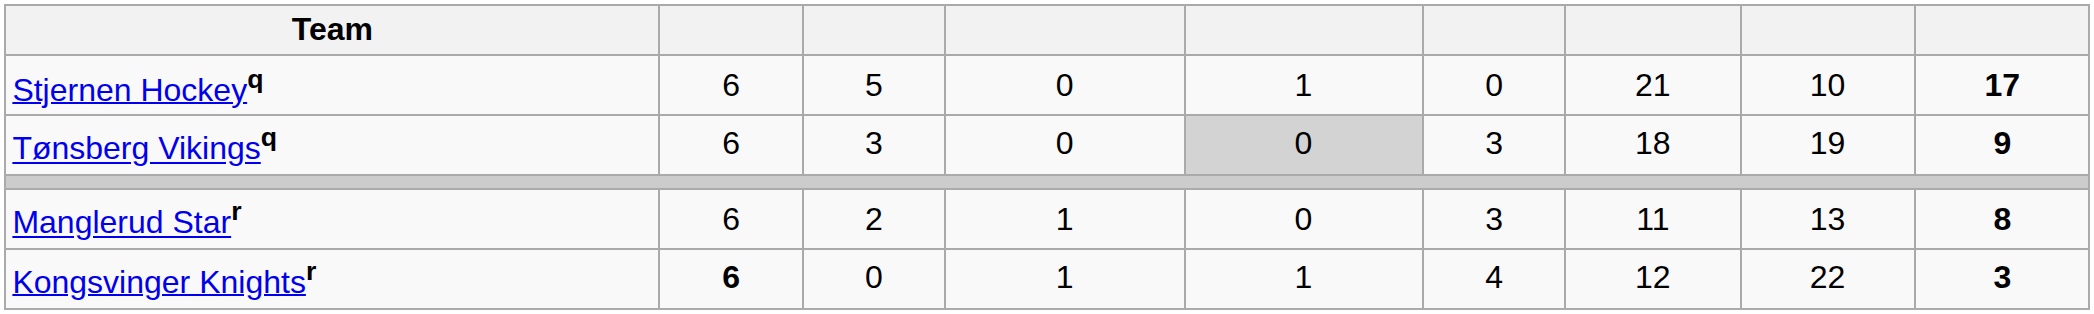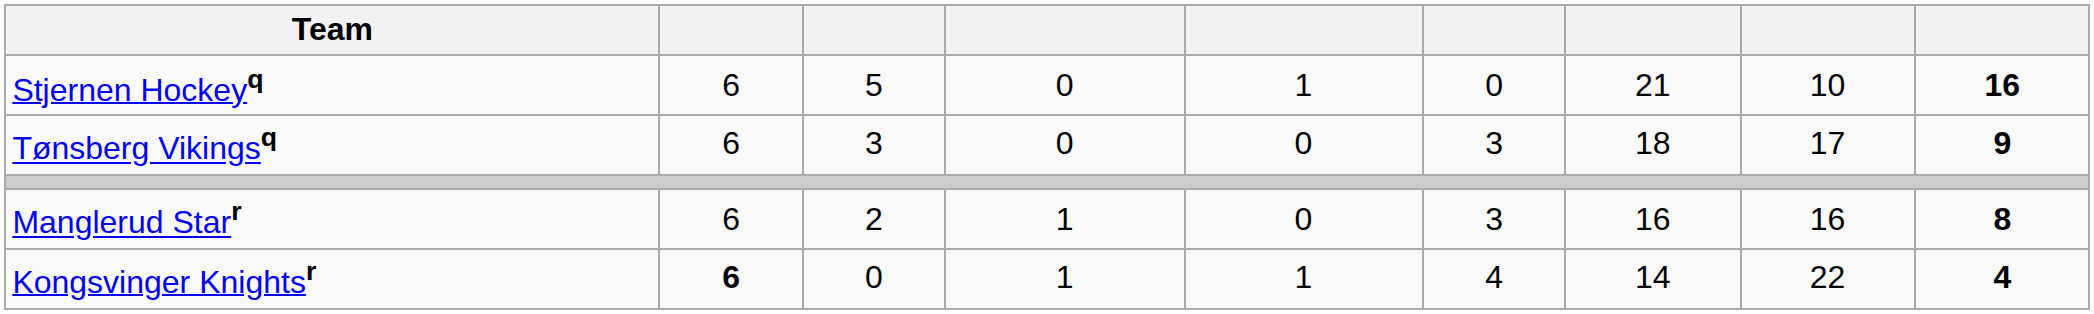(2002, 84) 17 -> (2002, 84) 16
(1303, 144) lightgrey background -> (1303, 144) no background
(1828, 144) 19 -> (1828, 144) 17
(1653, 218) 11 -> (1653, 218) 16
(1828, 218) 13 -> (1828, 218) 16
(1653, 277) 12 -> (1653, 277) 14
(2002, 277) 3 -> (2002, 277) 4
